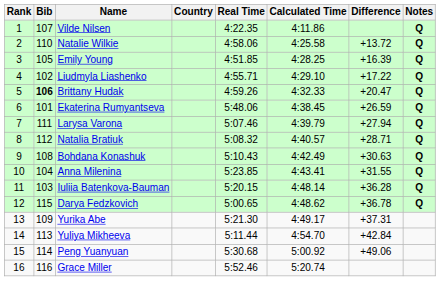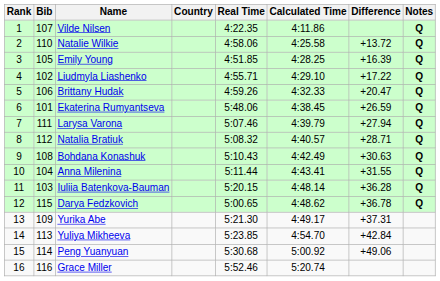(44, 92) bold -> (44, 92) normal
(241, 172) 5:23.85 -> (241, 172) 5:11.44
(241, 236) 5:11.44 -> (241, 236) 5:23.85
